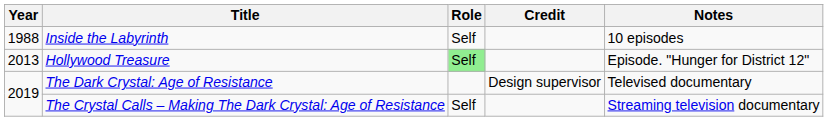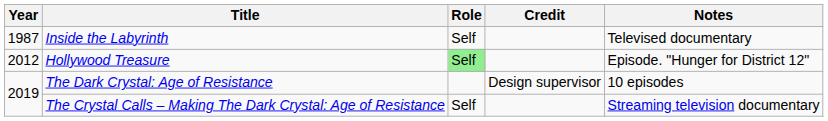(23, 37) 1988 -> (23, 37) 1987
(645, 37) 10 episodes -> (680, 37) Televised documentary
(23, 60) 2013 -> (23, 60) 2012
(680, 82) Televised documentary -> (645, 82) 10 episodes
